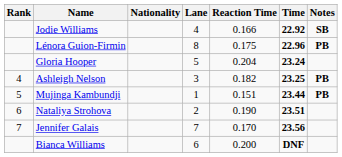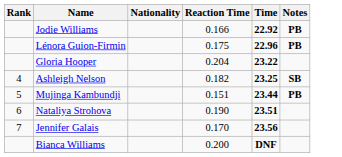- column: (196, 12)
(322, 29) SB -> (295, 29) PB
(293, 62) 23.24 -> (266, 62) 23.22
(322, 78) PB -> (295, 78) SB
